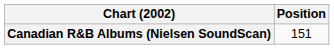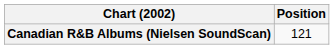(301, 34) 151 -> (301, 34) 121
